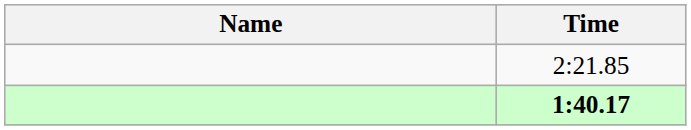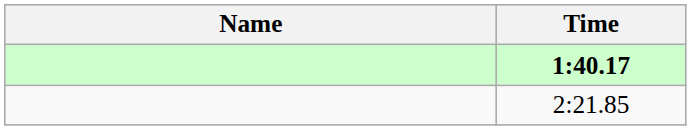rows swapped: (591, 104) <-> (591, 64)
